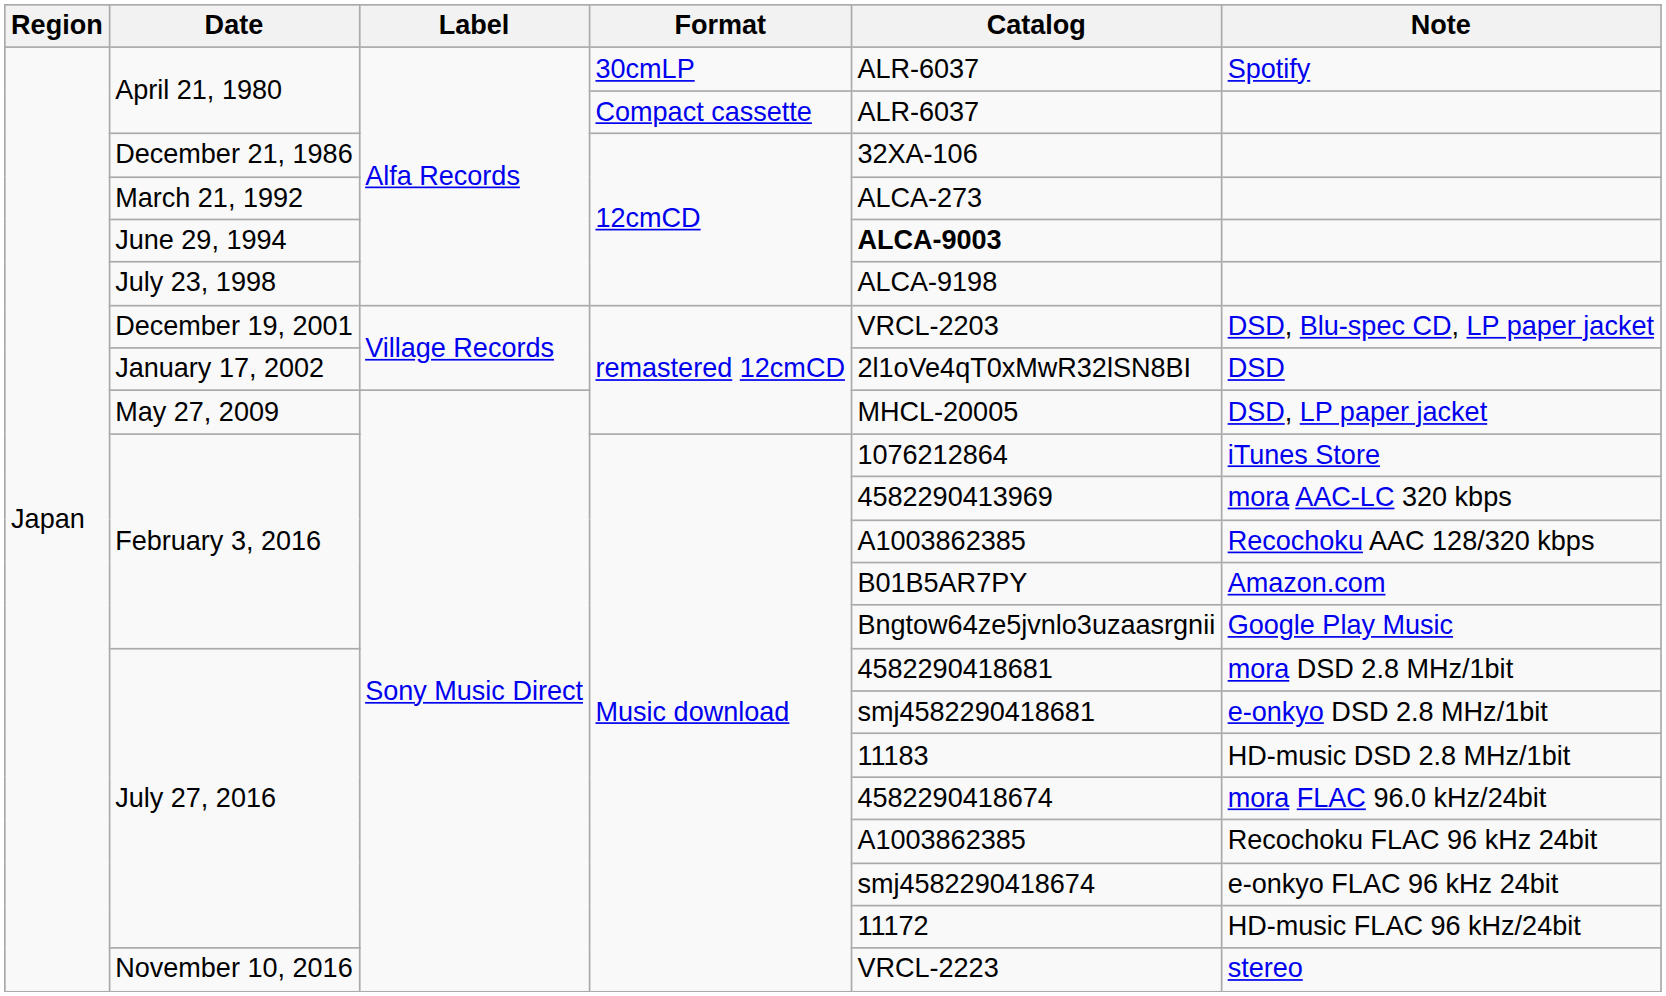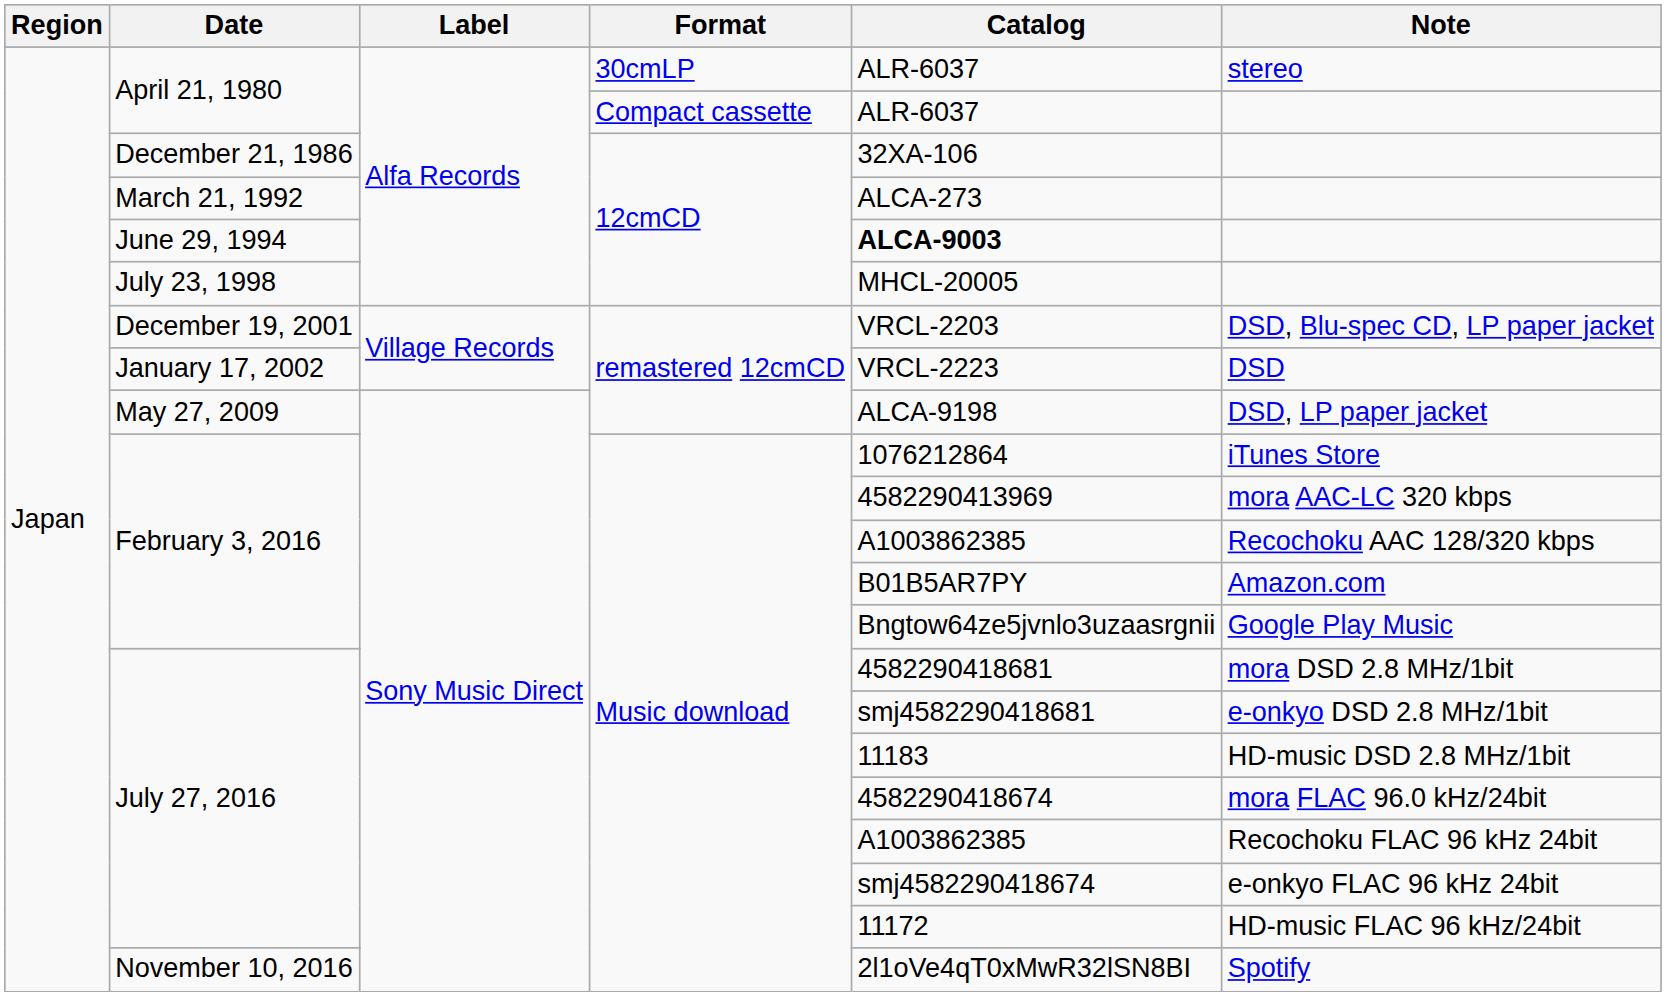(1269, 68) Spotify -> (1265, 68) stereo
(927, 283) ALCA-9198 -> (938, 283) MHCL-20005
(1024, 369) 2l1oVe4qT0xMwR32lSN8BI -> (928, 369) VRCL-2223
(938, 411) MHCL-20005 -> (927, 411) ALCA-9198
(928, 969) VRCL-2223 -> (1024, 969) 2l1oVe4qT0xMwR32lSN8BI
(1265, 969) stereo -> (1269, 969) Spotify
